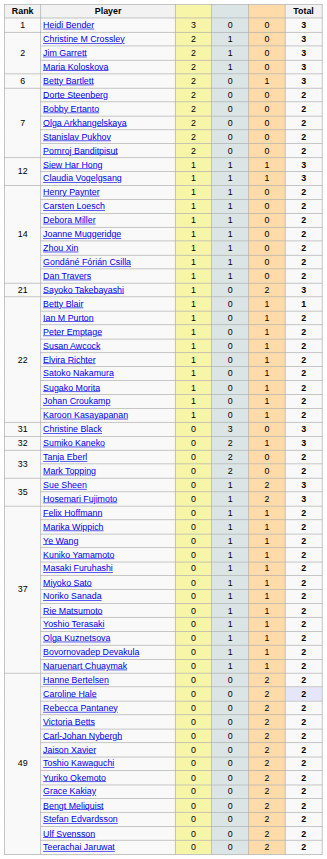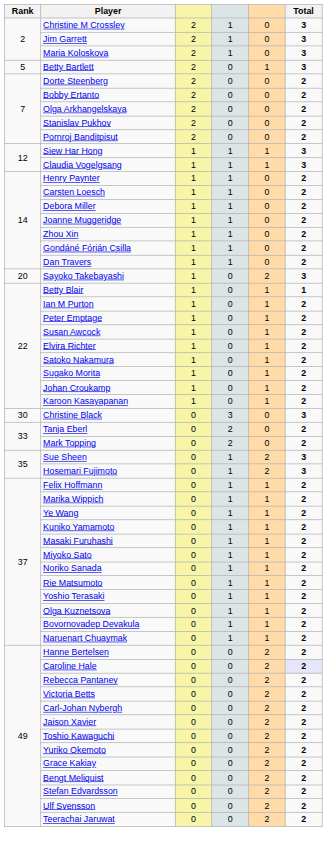- row: (69, 25)
(23, 81) 6 -> (23, 67) 5
(23, 290) 21 -> (23, 276) 20
(23, 429) 31 -> (23, 415) 30
- row: (74, 443)
